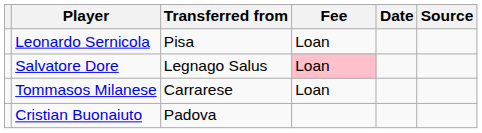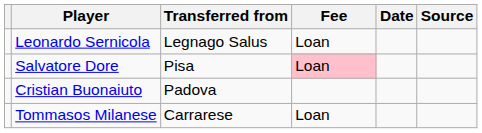(179, 41) Pisa -> (216, 41) Legnago Salus
(216, 66) Legnago Salus -> (179, 66) Pisa
rows swapped: (79, 115) <-> (86, 90)
